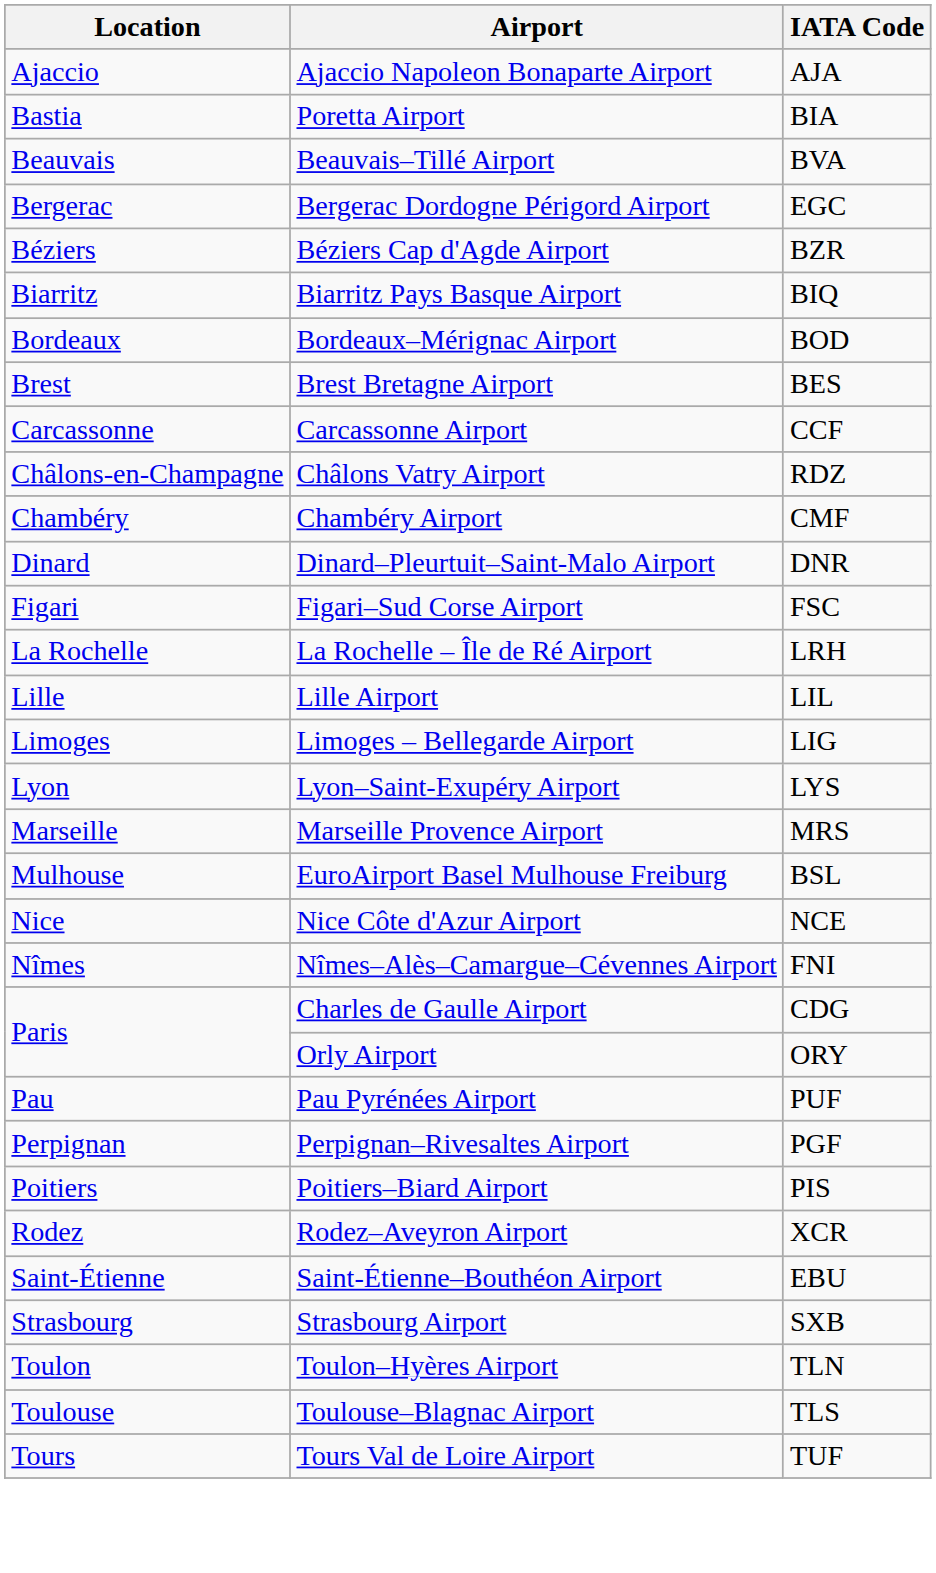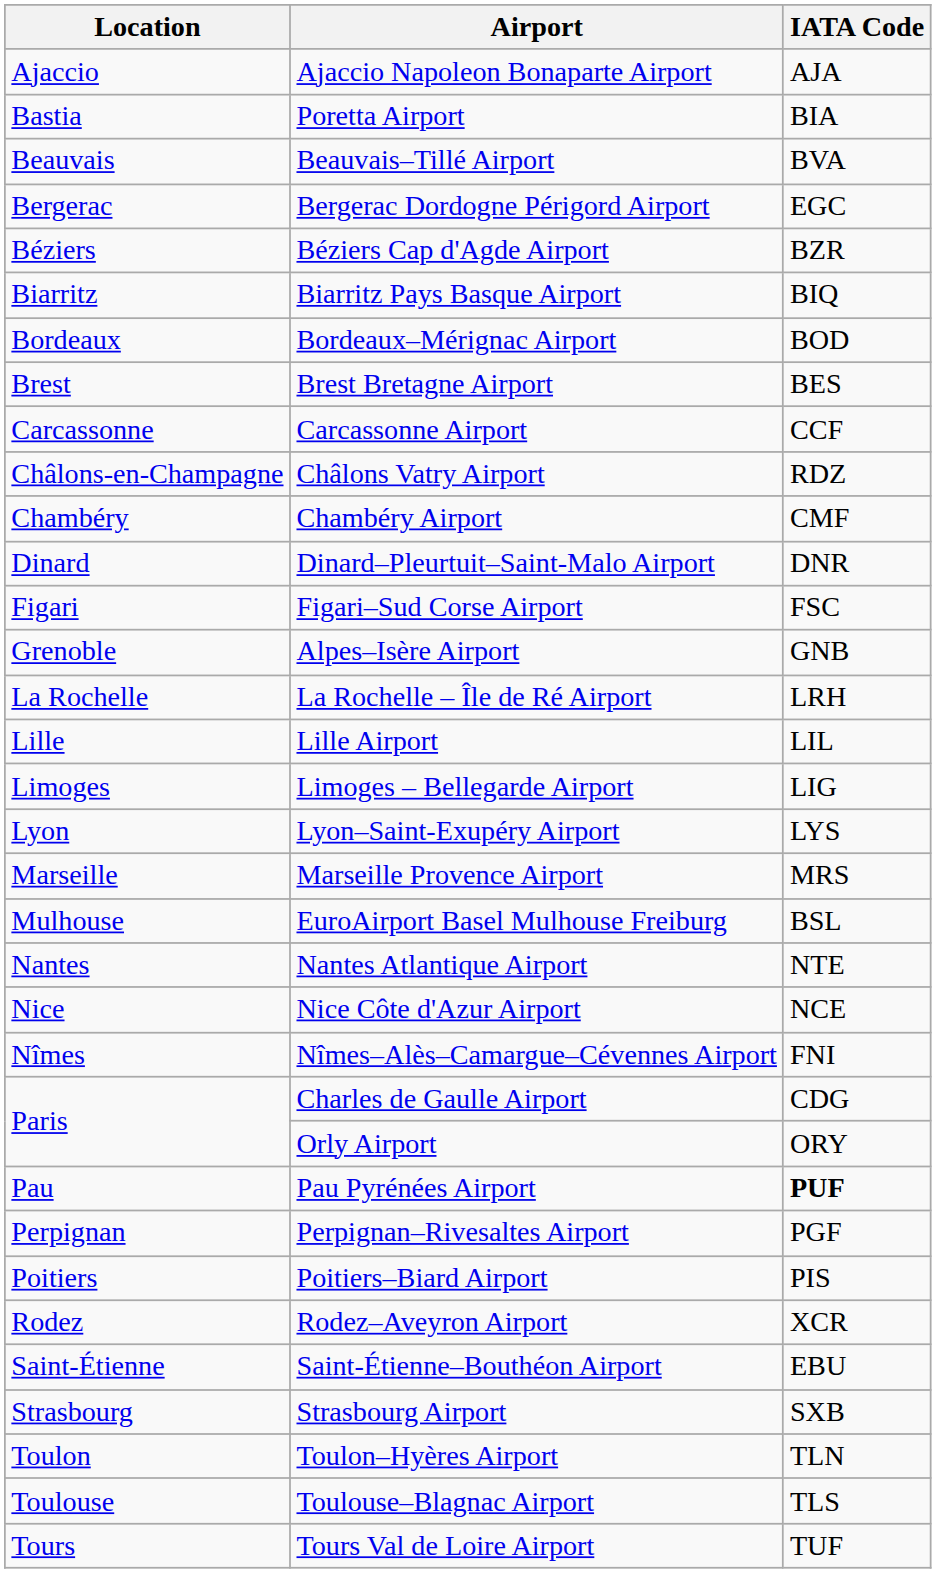+ row: (408, 652)
+ row: (442, 964)
(816, 1098) normal -> (817, 1187) bold
